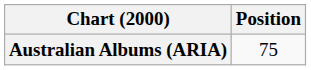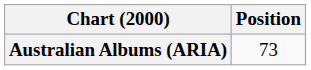(268, 49) 75 -> (268, 49) 73
